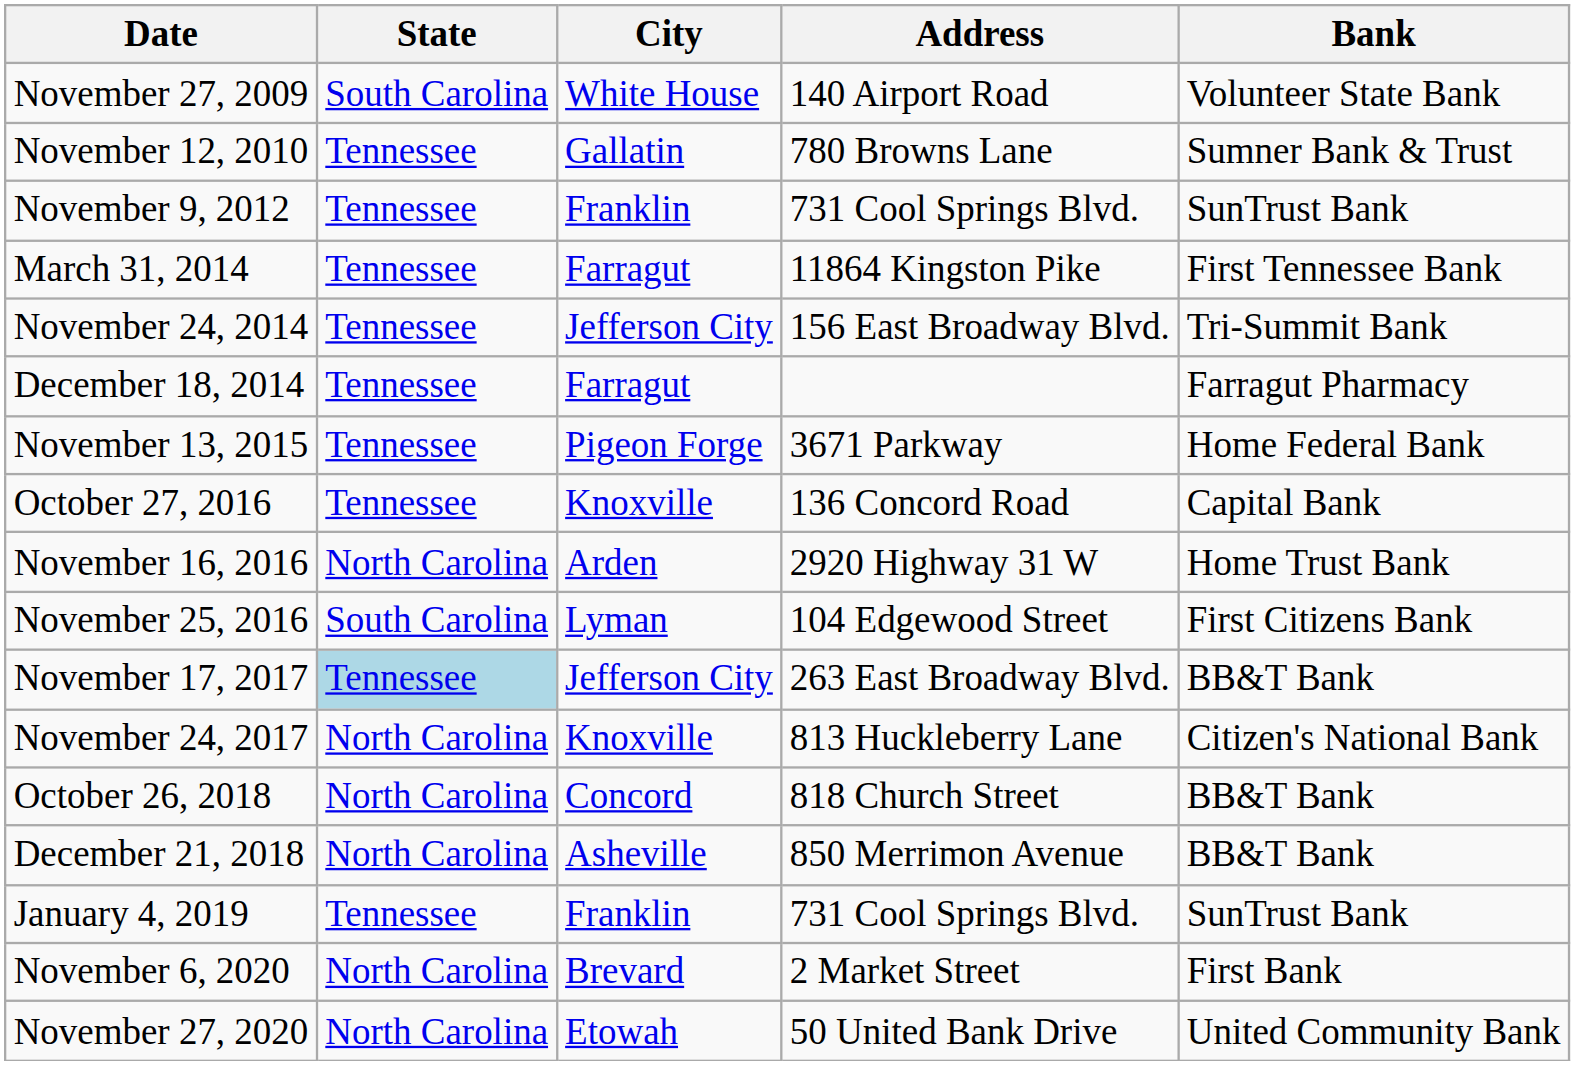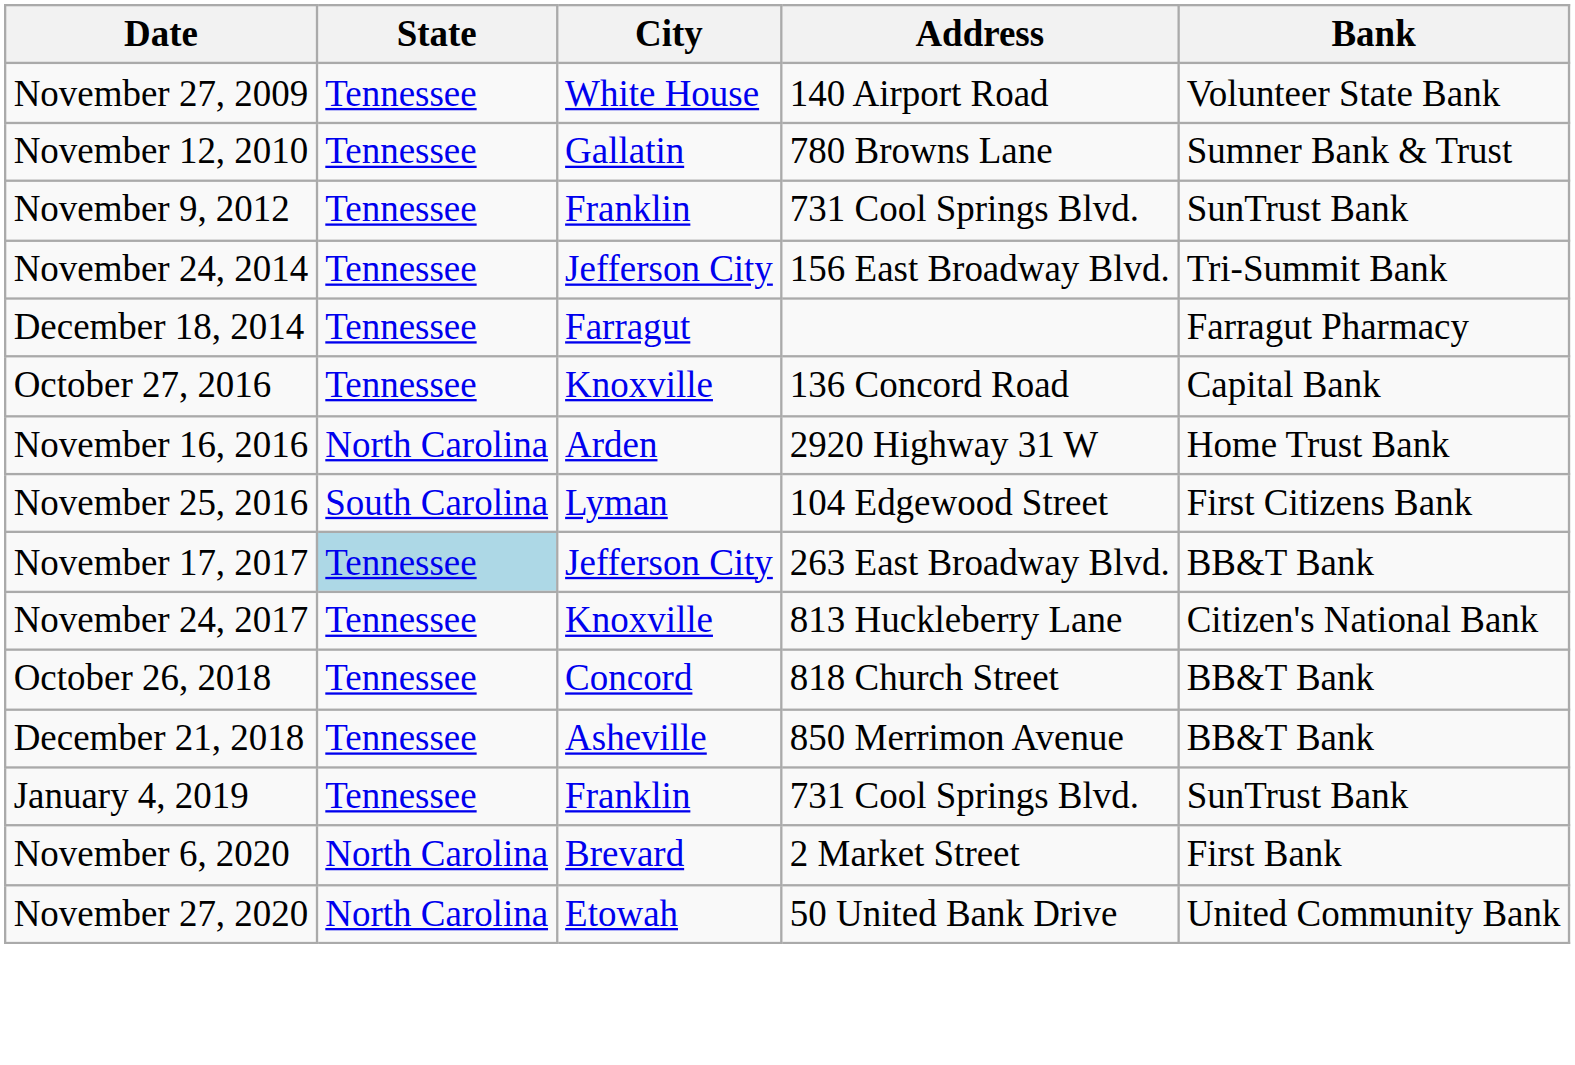(437, 92) South Carolina -> (401, 92) Tennessee
- row: (131, 268)
- row: (161, 444)
(437, 737) North Carolina -> (401, 619) Tennessee
(437, 795) North Carolina -> (401, 678) Tennessee
(437, 854) North Carolina -> (401, 737) Tennessee
